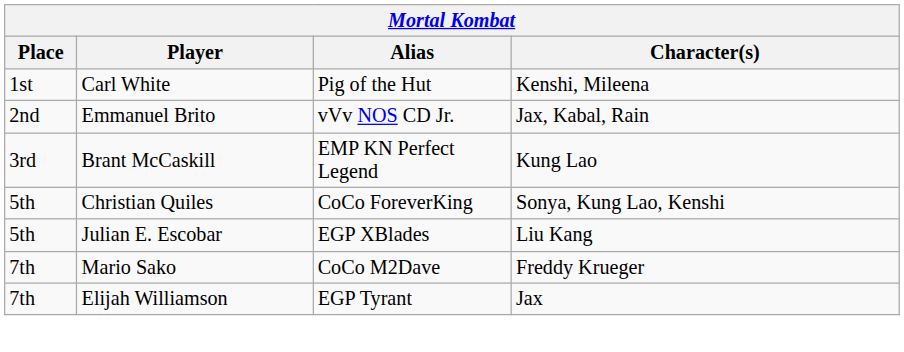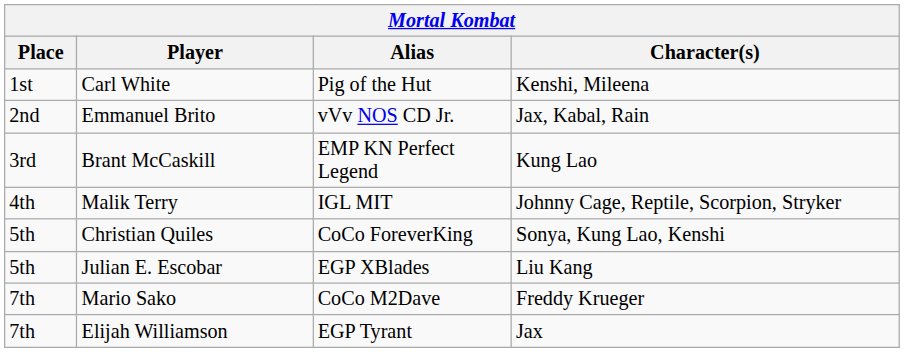+ row: (130, 203)
